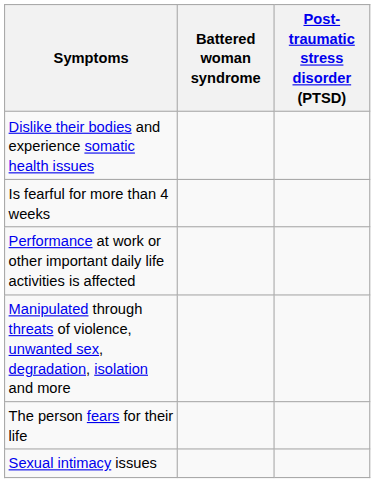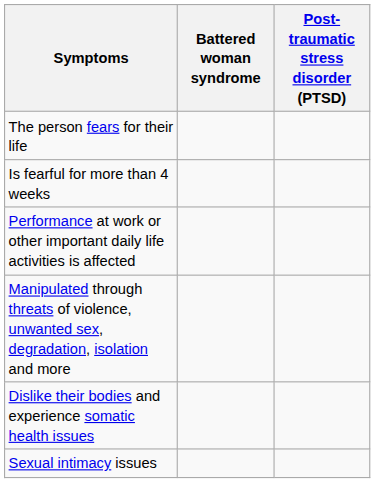rows swapped: (91, 426) <-> (84, 146)
